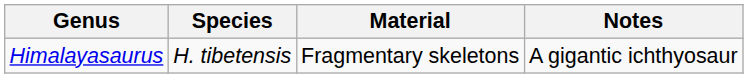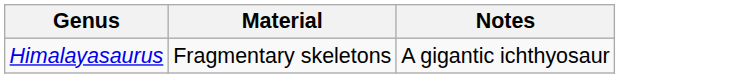- column: (232, 21)
